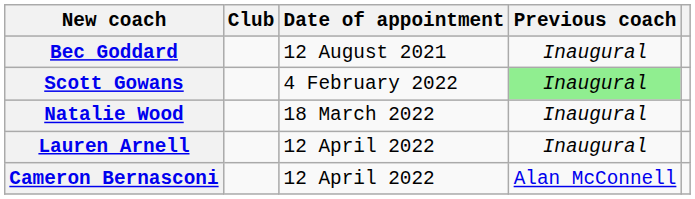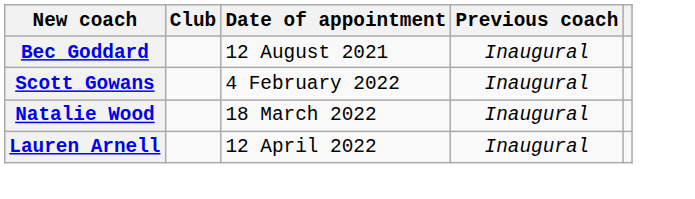(595, 84) lightgreen background -> (537, 84) no background
- row: (114, 178)
